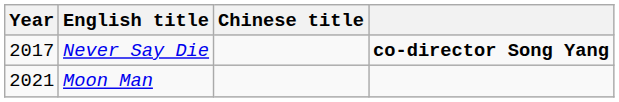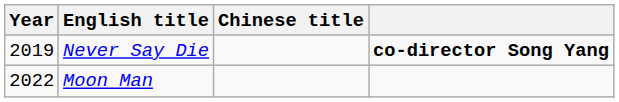(32, 50) 2017 -> (32, 50) 2019
(32, 81) 2021 -> (32, 81) 2022
